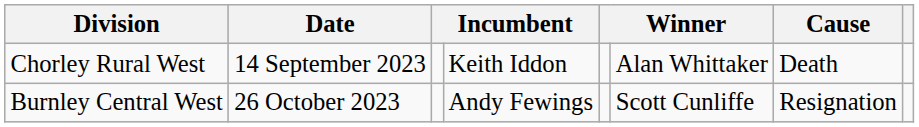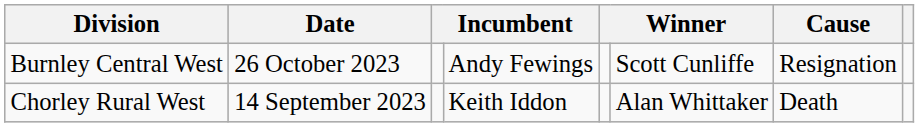rows swapped: (108, 63) <-> (117, 102)
